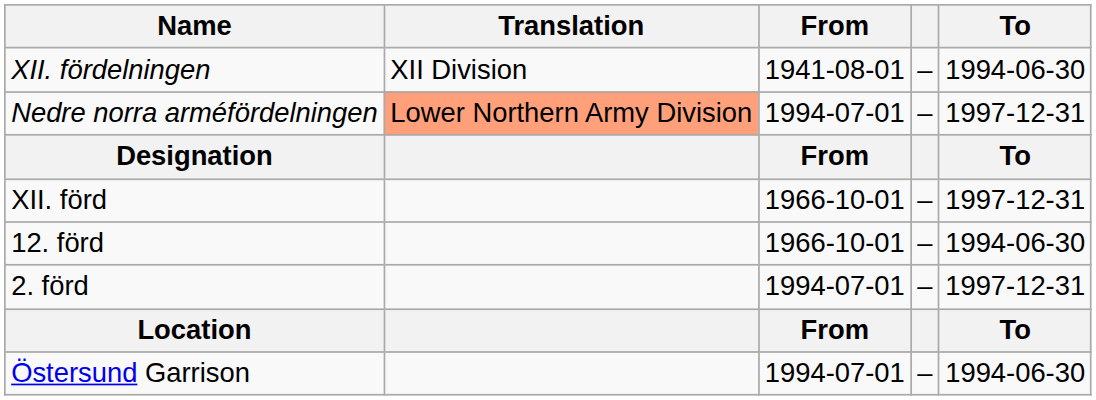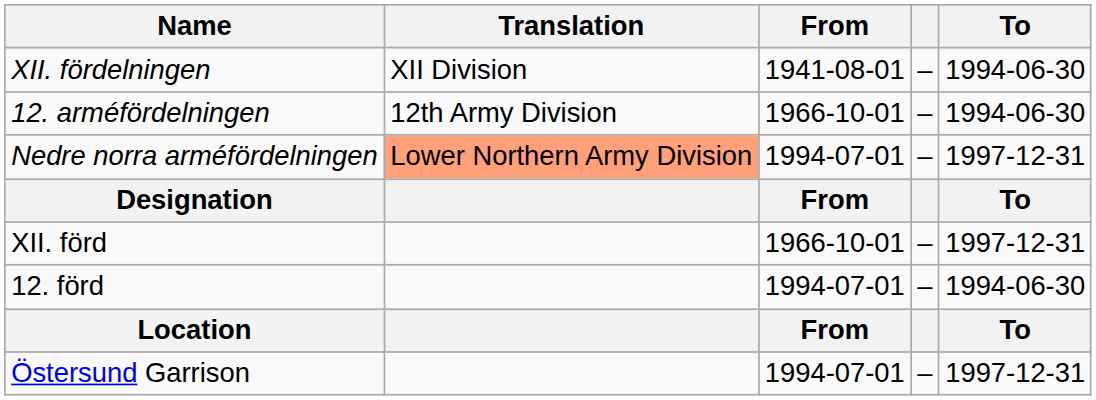+ row: (140, 112)
(835, 243) 1966-10-01 -> (835, 286) 1994-07-01
- row: (50, 286)
(1015, 373) 1994-06-30 -> (1015, 373) 1997-12-31
